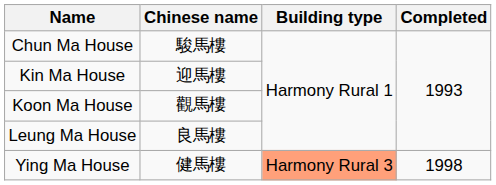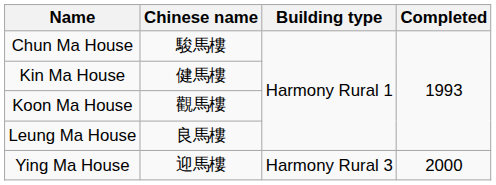(201, 75) 迎馬樓 -> (201, 75) 健馬樓
(201, 164) 健馬樓 -> (201, 164) 迎馬樓
(329, 165) lightsalmon background -> (329, 165) no background
(444, 165) 1998 -> (444, 165) 2000
